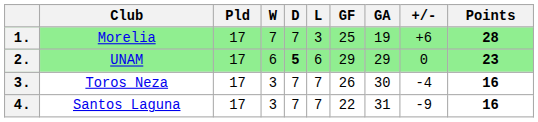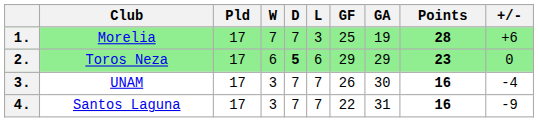columns swapped: (424, 16) <-> (491, 16)
(127, 61) UNAM -> (127, 61) Toros Neza
(127, 83) Toros Neza -> (127, 83) UNAM
